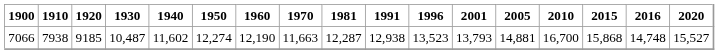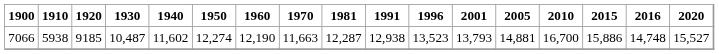(55, 37) 7938 -> (55, 37) 5938
(604, 37) 15,868 -> (604, 37) 15,886
